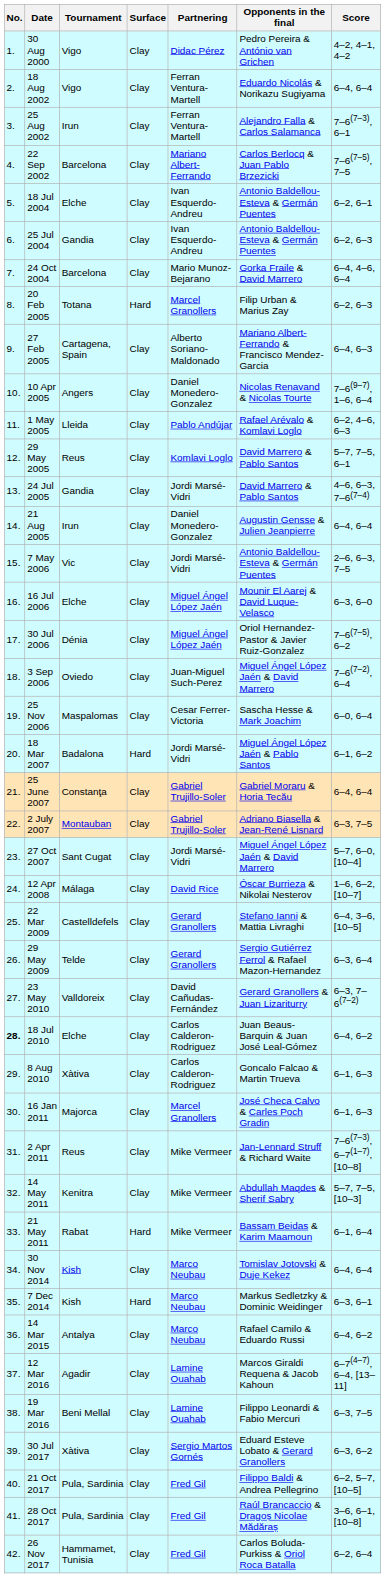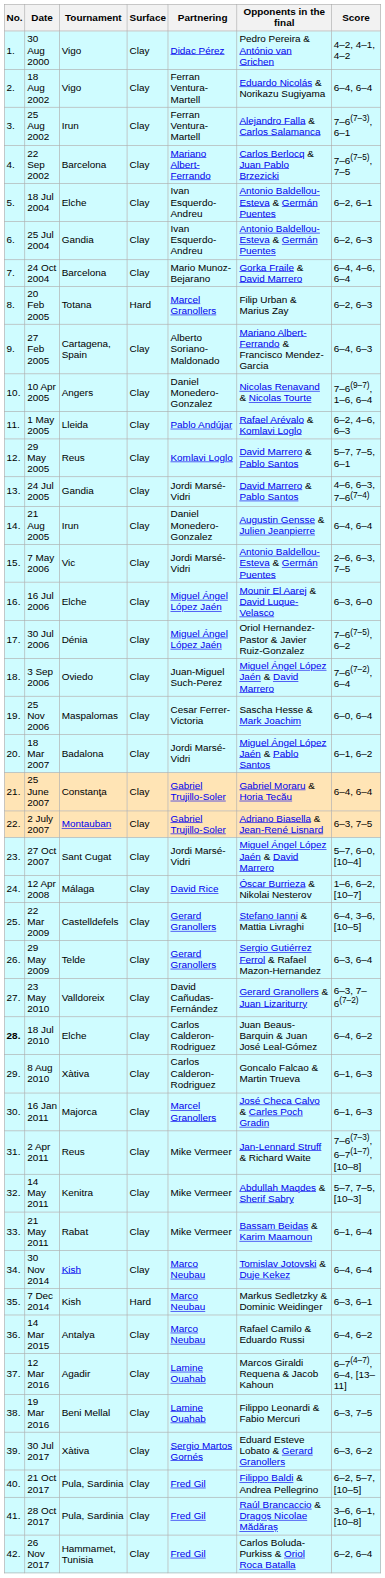(140, 753) Hard -> (139, 753) Clay
(140, 1231) Hard -> (139, 1231) Clay
